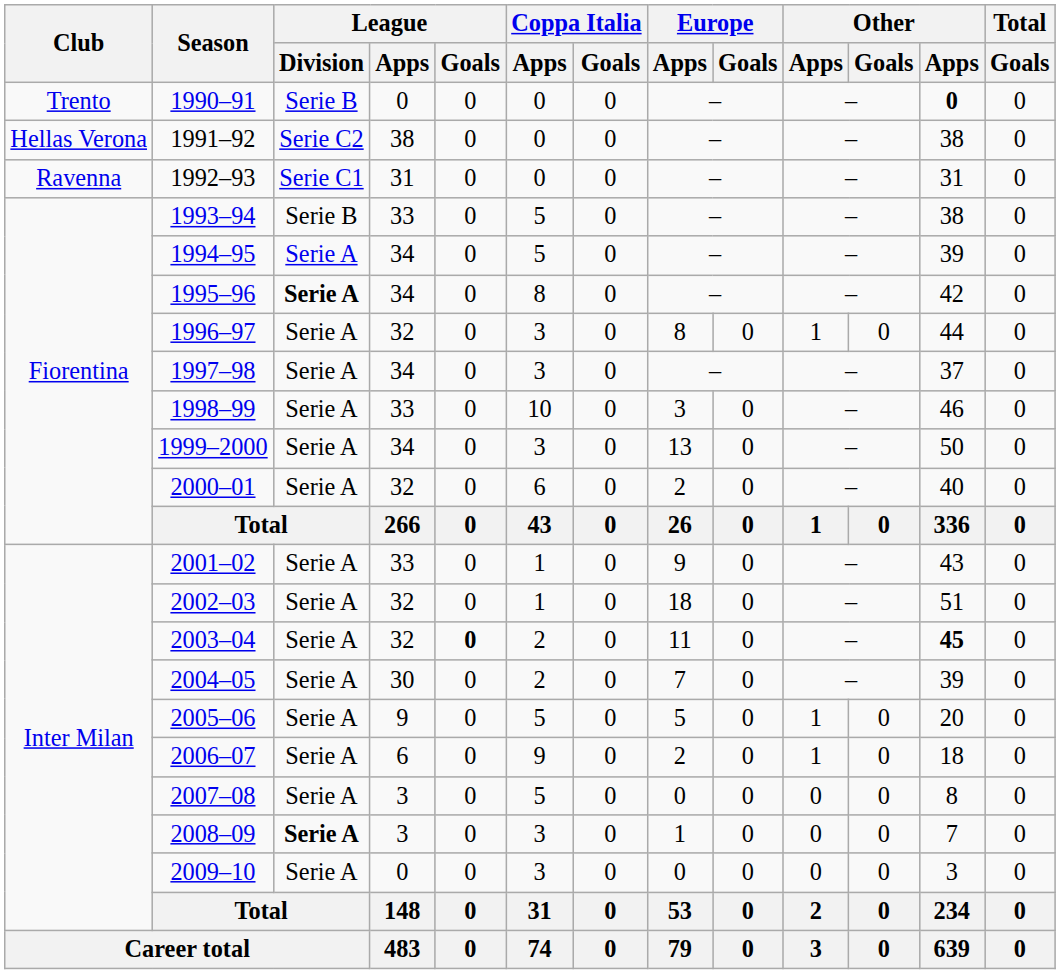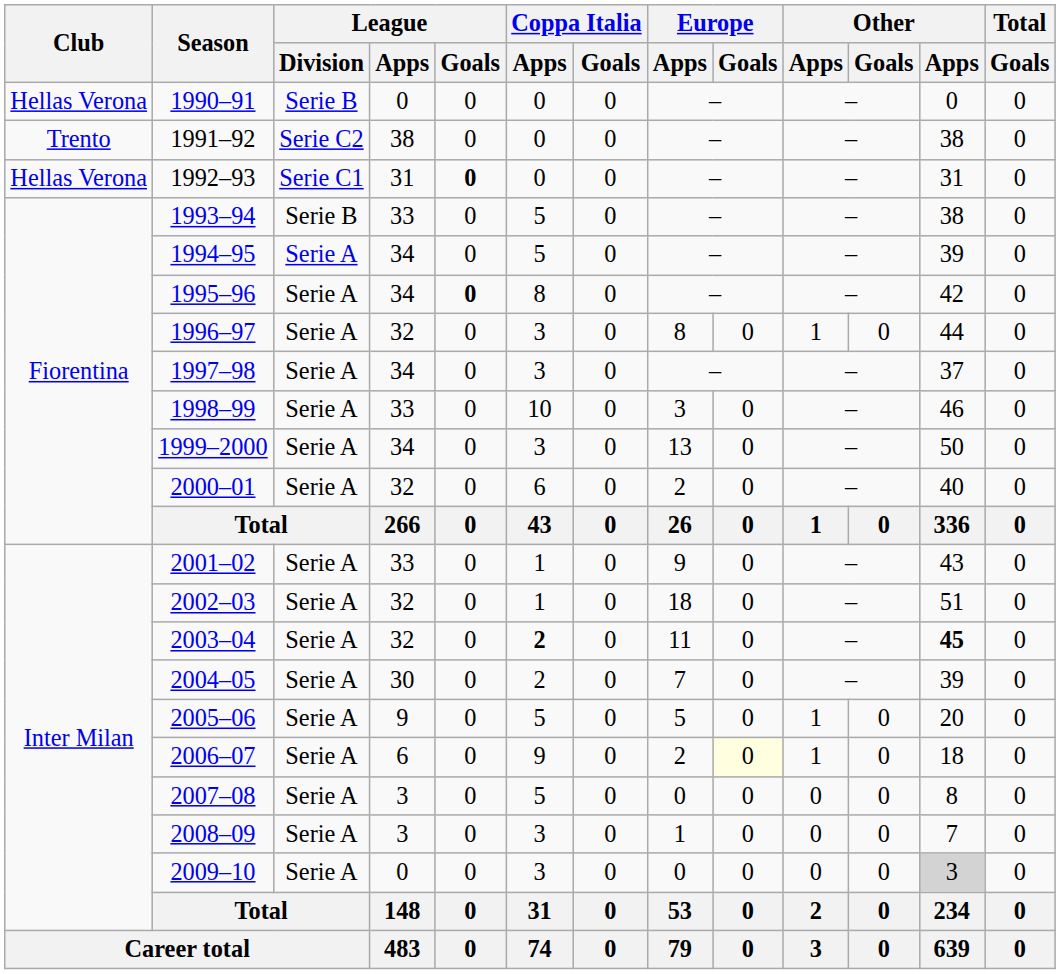(79, 100) Trento -> (79, 100) Hellas Verona
(952, 100) bold -> (952, 100) normal
(79, 139) Hellas Verona -> (79, 139) Trento
(79, 178) Ravenna -> (79, 178) Hellas Verona
(470, 178) normal -> (470, 178) bold
(321, 293) bold -> (321, 293) normal
(470, 293) normal -> (470, 293) bold
(470, 640) bold -> (470, 640) normal
(540, 640) normal -> (540, 640) bold
(748, 756) no background -> (748, 756) lightyellow background
(321, 833) bold -> (321, 833) normal
(952, 872) no background -> (952, 872) lightgrey background
